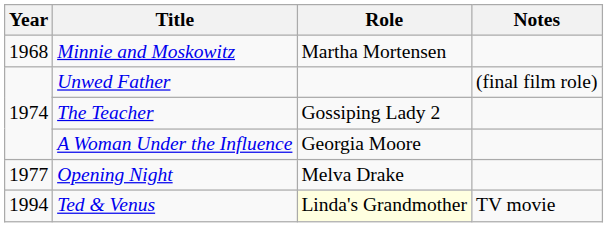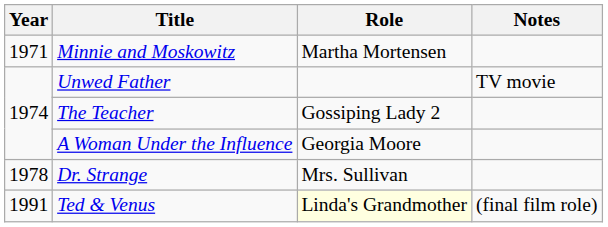(29, 50) 1968 -> (29, 50) 1971
(537, 81) (final film role) -> (516, 81) TV movie
- row: (115, 174)
+ row: (102, 174)
(29, 205) 1994 -> (29, 205) 1991
(516, 205) TV movie -> (537, 205) (final film role)
